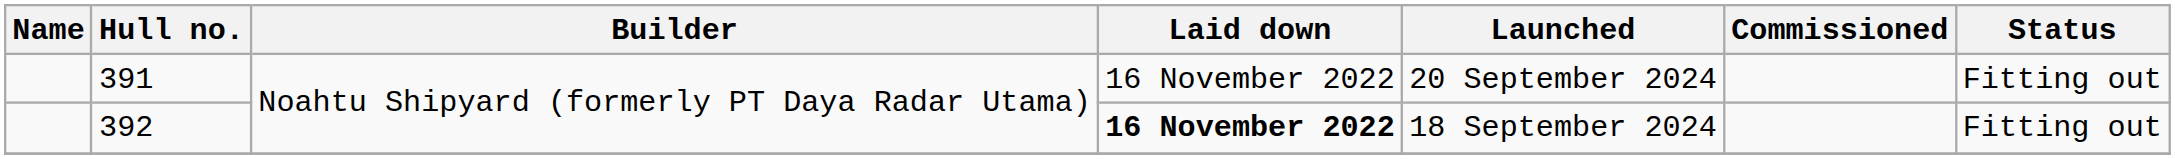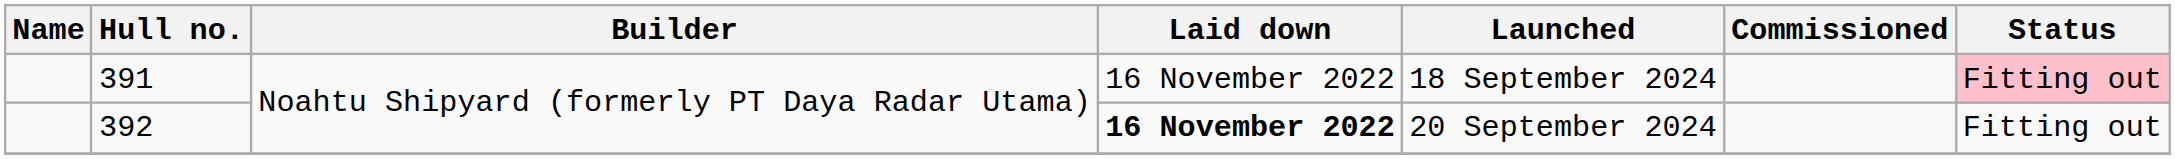(1563, 79) 20 September 2024 -> (1563, 79) 18 September 2024
(2062, 79) no background -> (2062, 79) pink background
(1563, 128) 18 September 2024 -> (1563, 128) 20 September 2024
